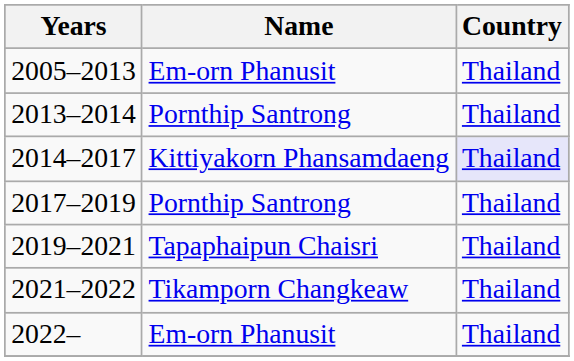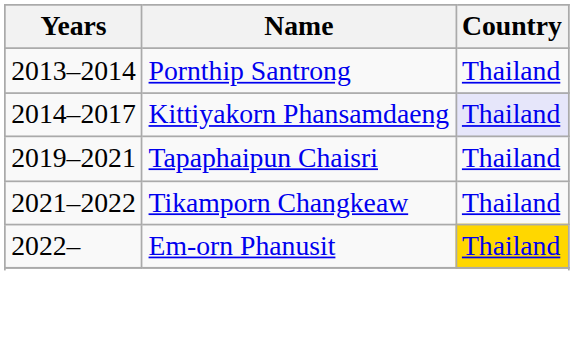- row: (74, 70)
- row: (74, 202)
(511, 333) no background -> (511, 245) gold background
